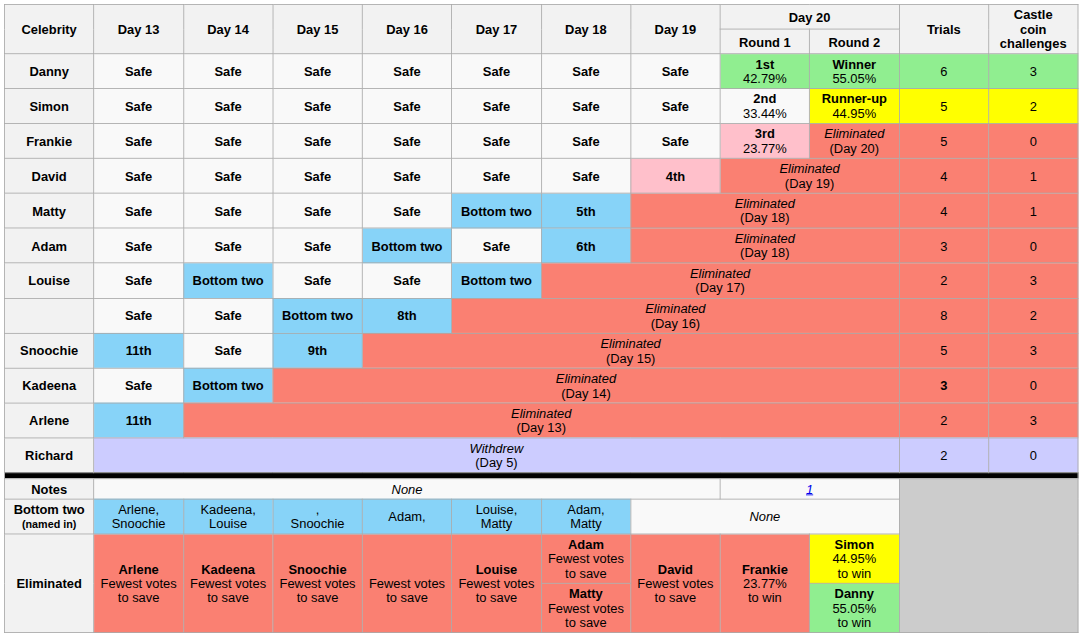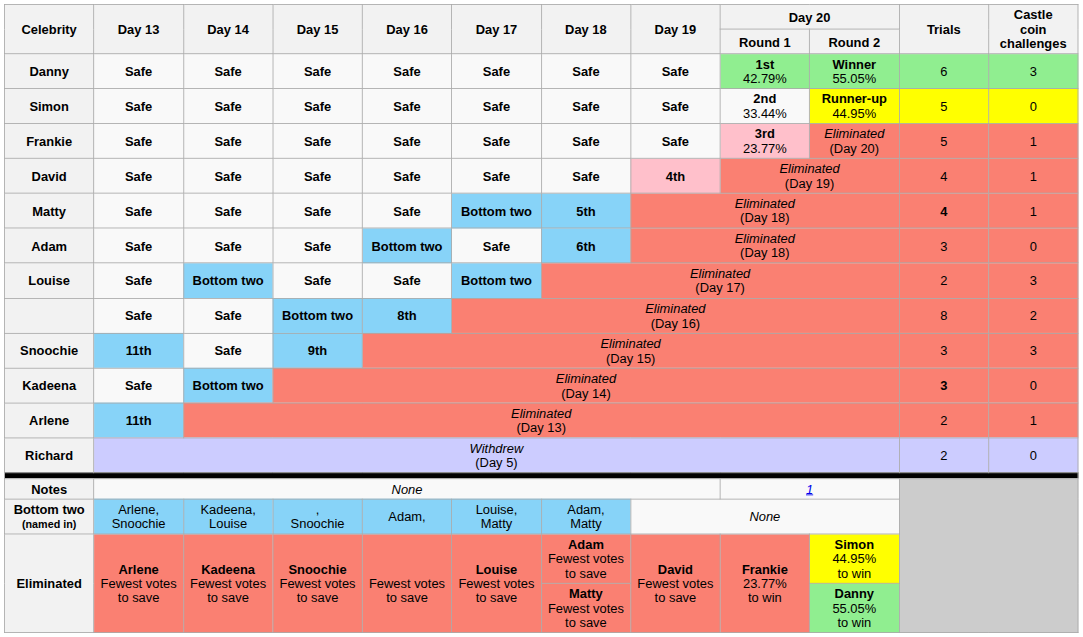(1033, 106) 2 -> (1033, 106) 0
(1033, 141) 0 -> (1033, 141) 1
(944, 211) normal -> (944, 211) bold
(944, 351) 5 -> (944, 351) 3
(1033, 420) 3 -> (1033, 420) 1
